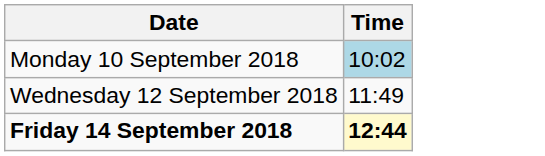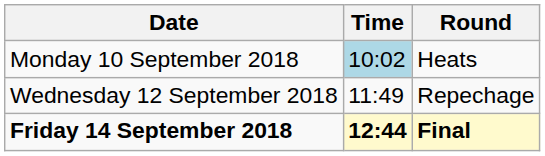+ column: (476, 22)
